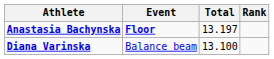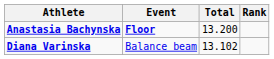(220, 29) 13.197 -> (220, 29) 13.200
(220, 46) 13.100 -> (220, 46) 13.102
